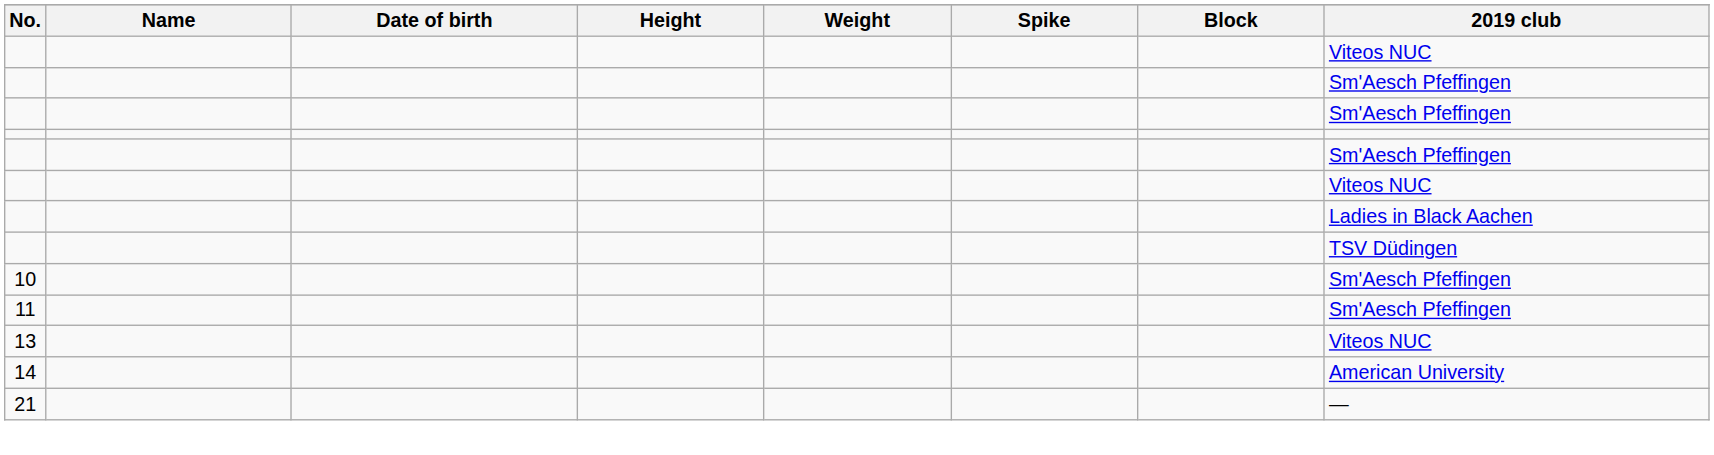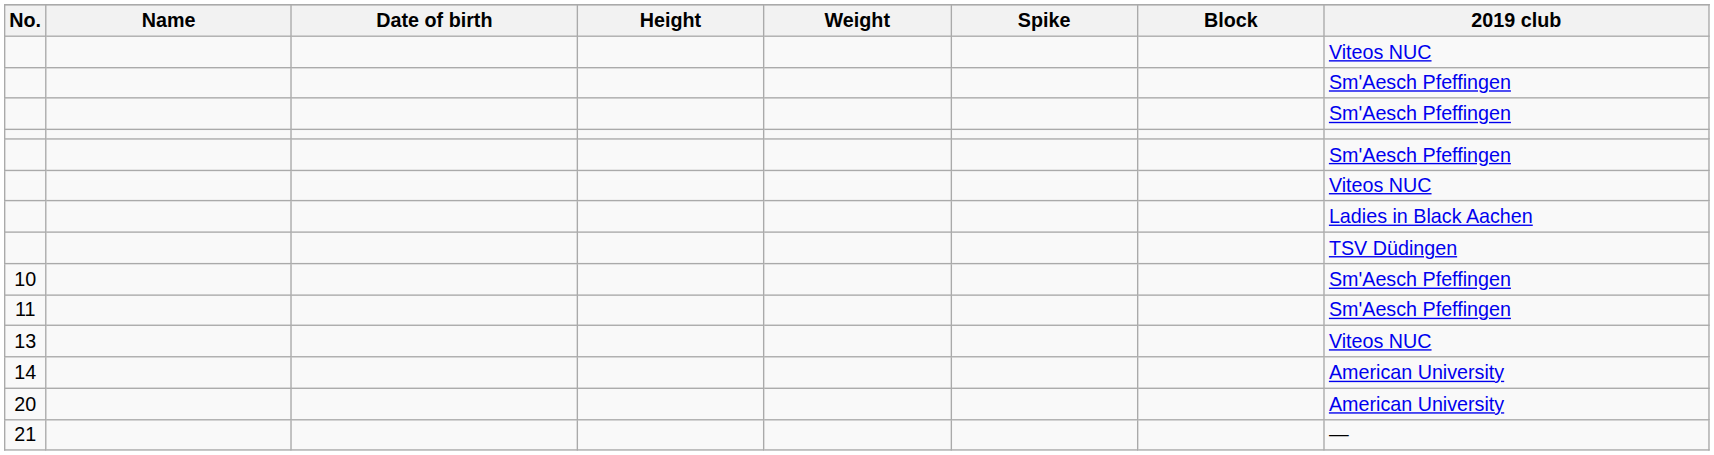+ row: (25, 404)
